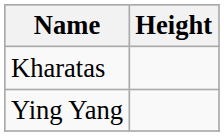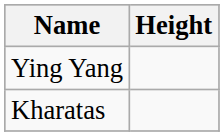rows swapped: (67, 109) <-> (58, 67)
